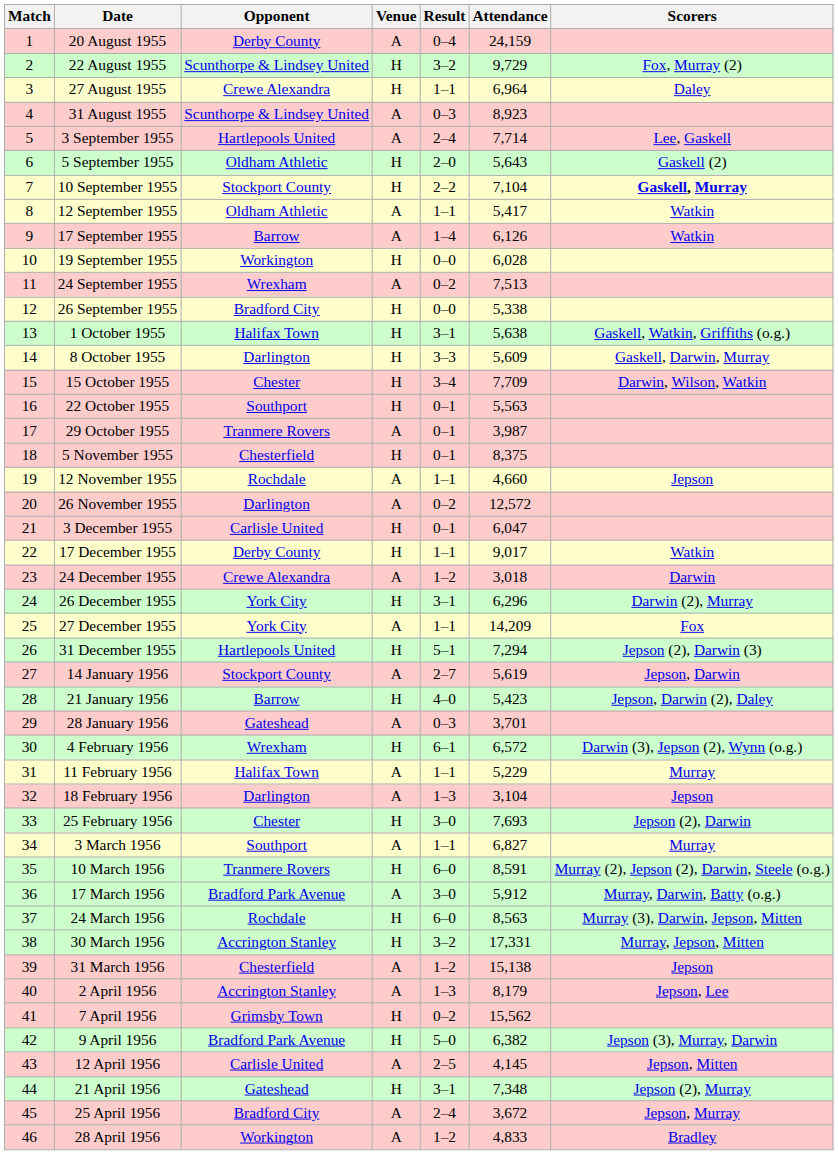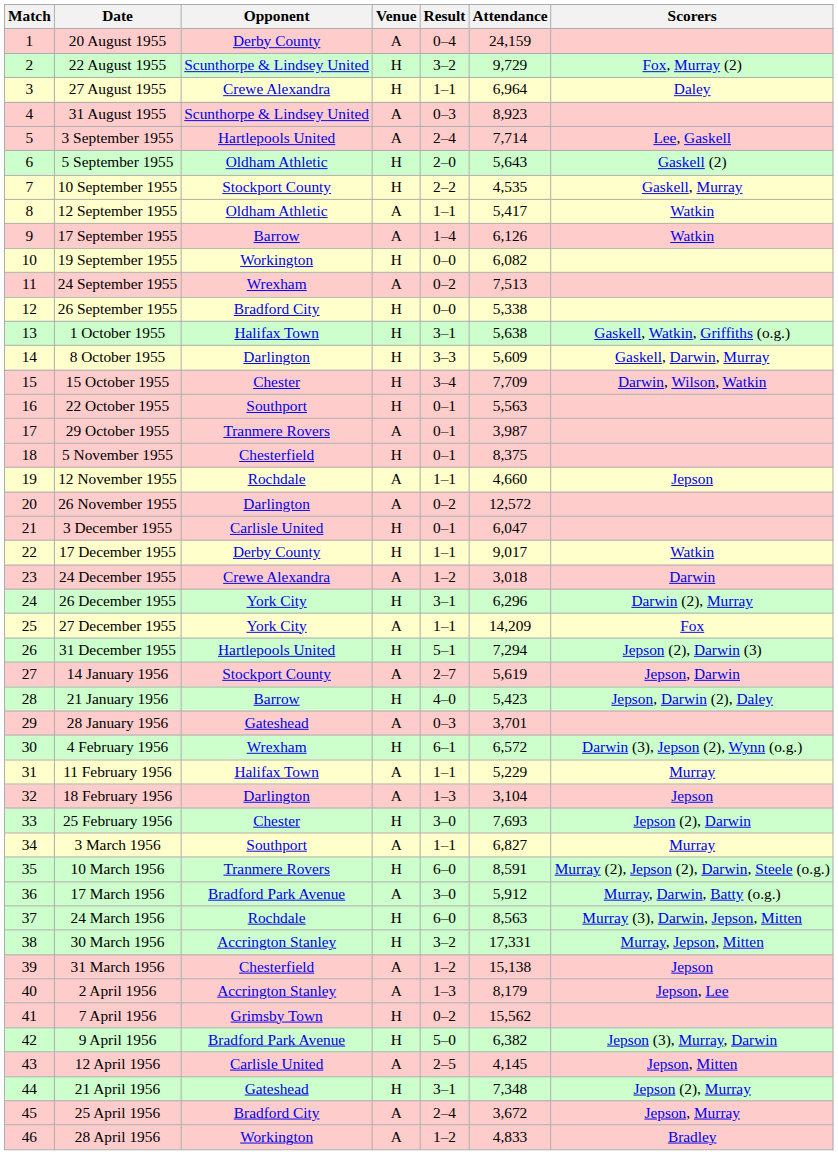(510, 187) 7,104 -> (510, 187) 4,535
(692, 187) bold -> (692, 187) normal
(510, 260) 6,028 -> (510, 260) 6,082
